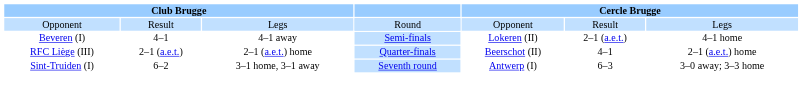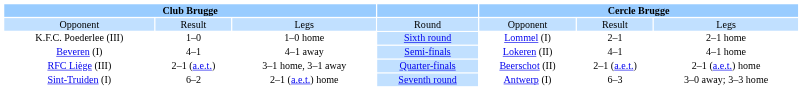+ row: (79, 38)
(605, 38) 2–1 (a.e.t.) -> (615, 52) 4–1
(278, 52) 2–1 (a.e.t.) home -> (304, 66) 3–1 home, 3–1 away
(605, 52) 4–1 -> (615, 66) 2–1 (a.e.t.)
(278, 66) 3–1 home, 3–1 away -> (304, 80) 2–1 (a.e.t.) home
